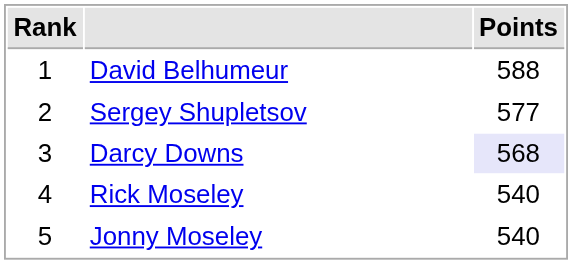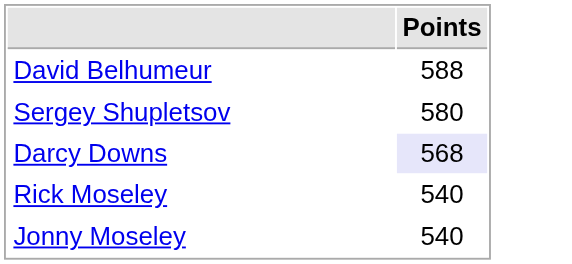- column: (45, 27)
(518, 112) 577 -> (442, 112) 580
